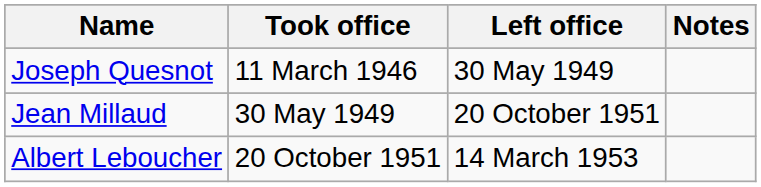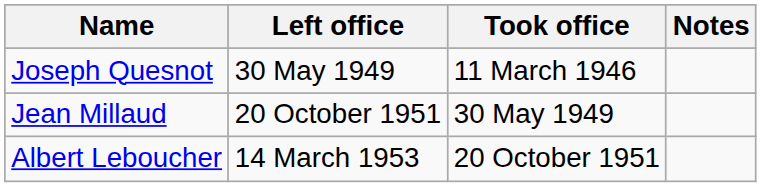columns swapped: (338, 26) <-> (557, 26)
